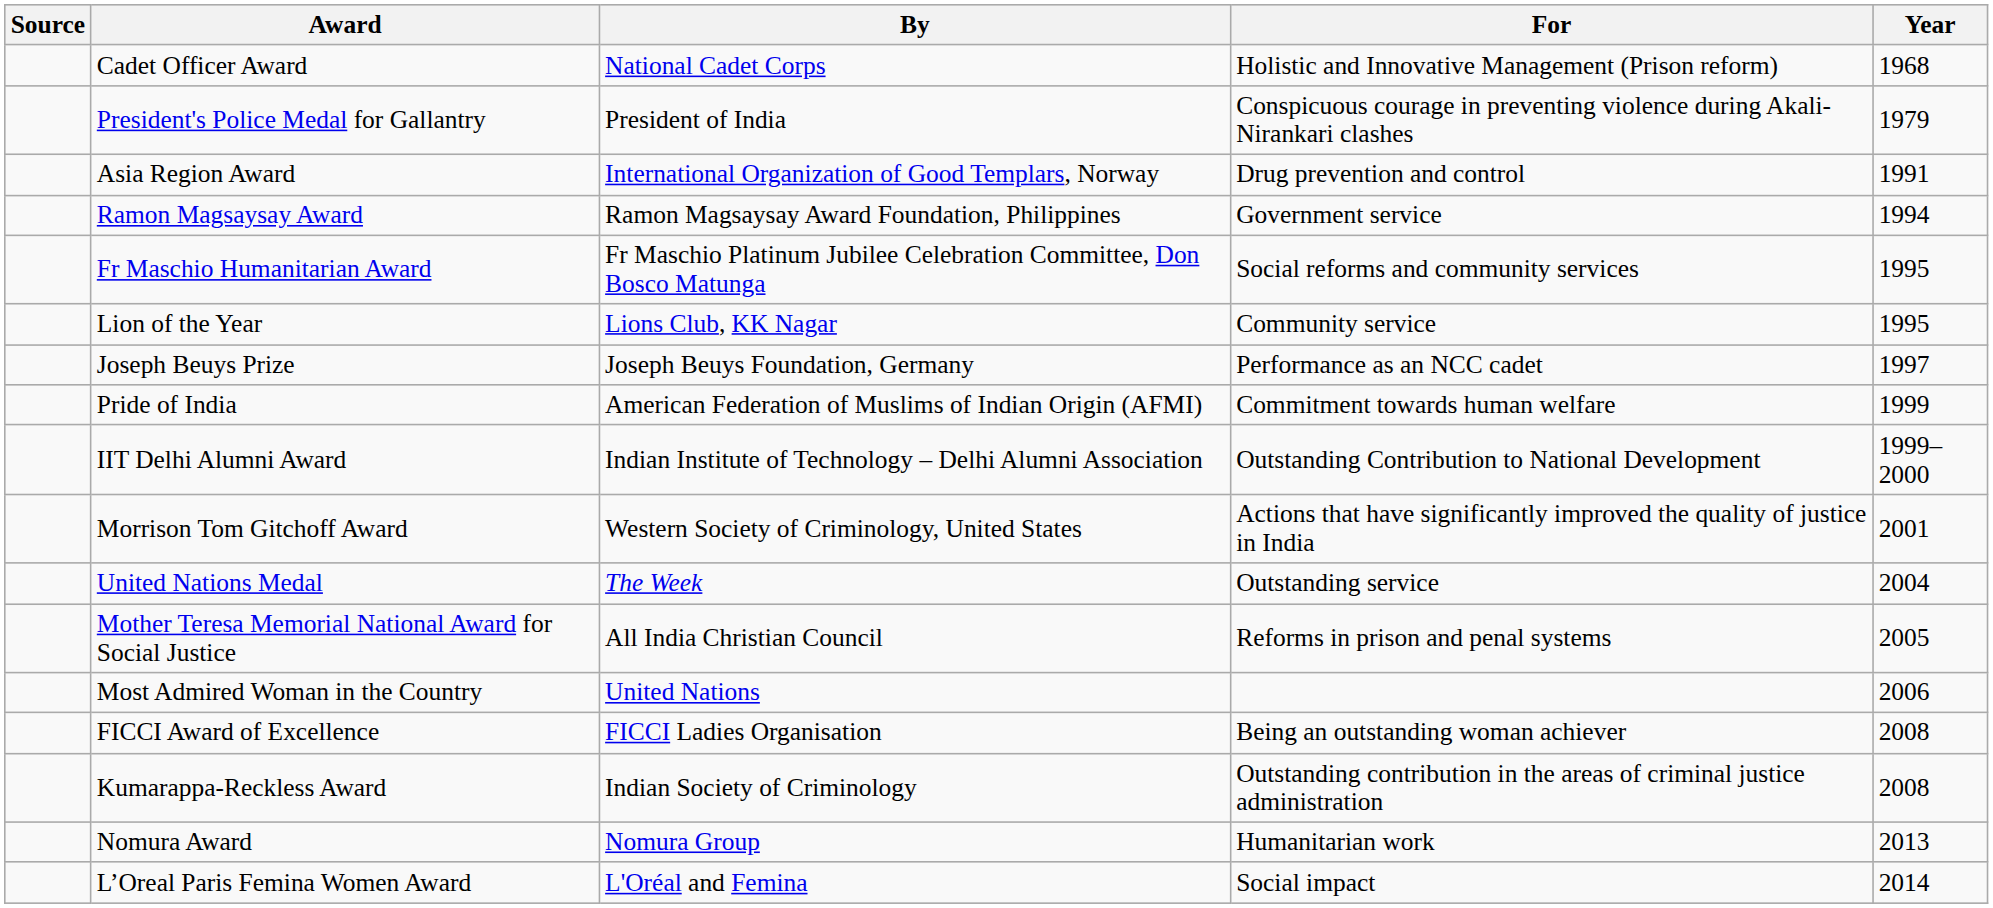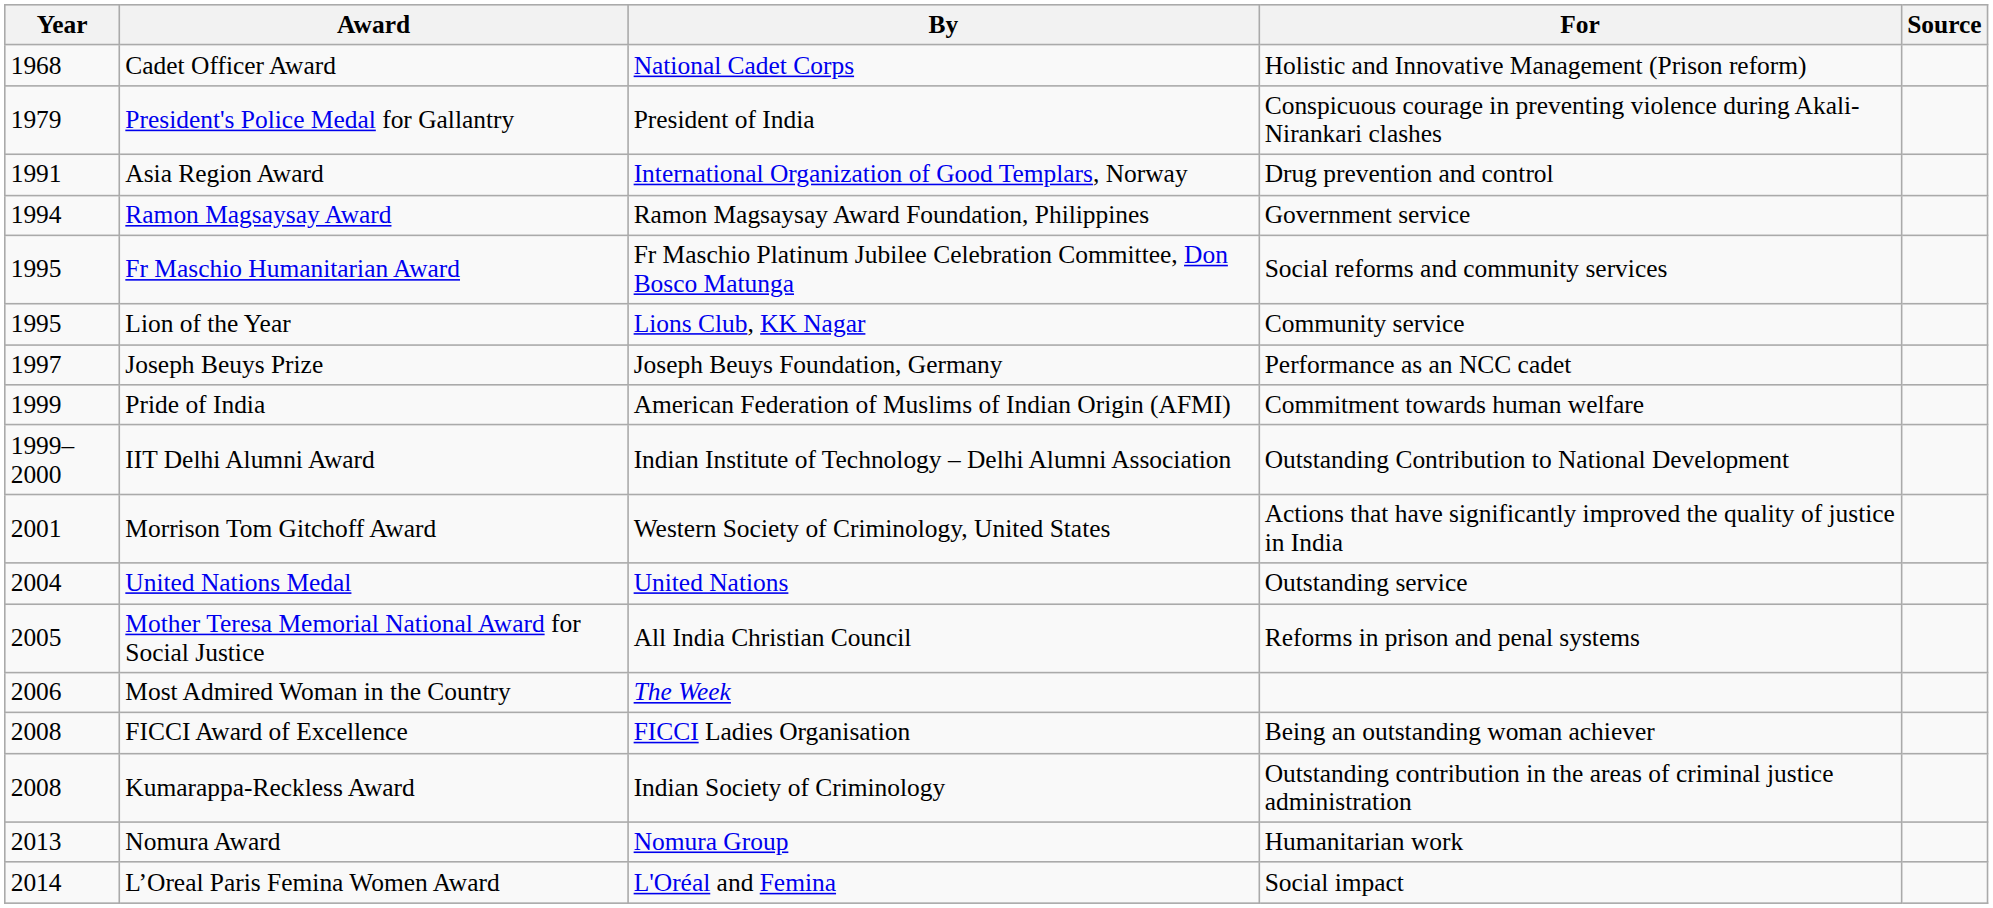columns swapped: (1930, 24) <-> (48, 24)
(654, 582) The Week -> (711, 582) United Nations
(682, 692) United Nations -> (682, 692) The Week
